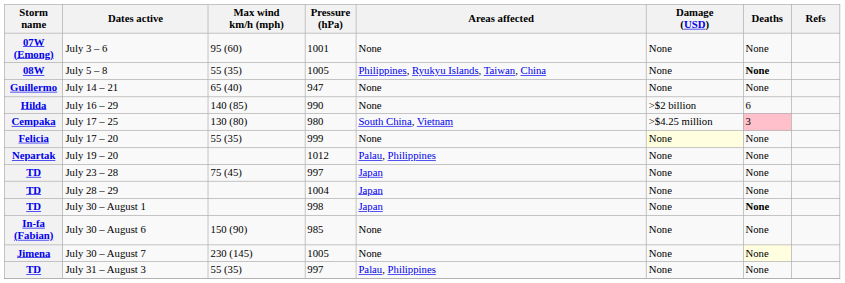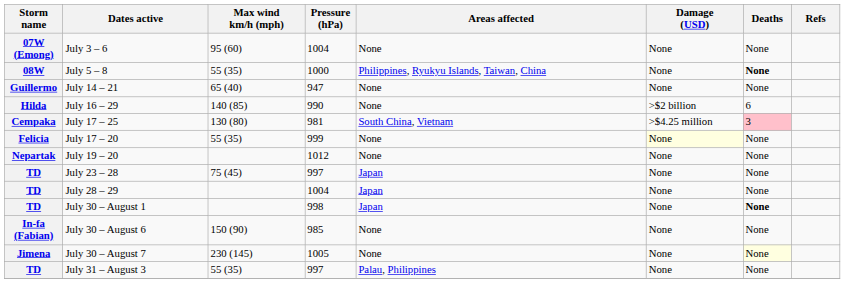(318, 48) 1001 -> (318, 48) 1004
(318, 71) 1005 -> (318, 71) 1000
(315, 122) 980 -> (315, 122) 981
(397, 156) Palau, Philippines -> (370, 156) None
